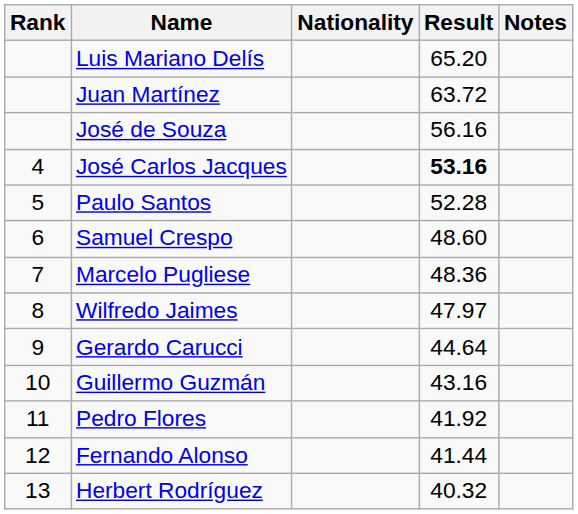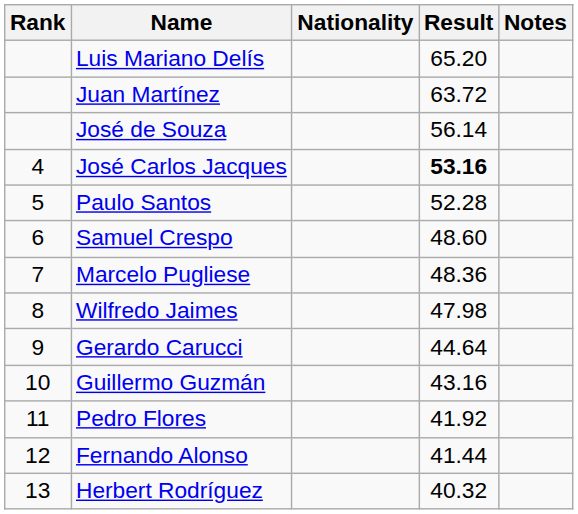(459, 130) 56.16 -> (459, 130) 56.14
(459, 310) 47.97 -> (459, 310) 47.98
